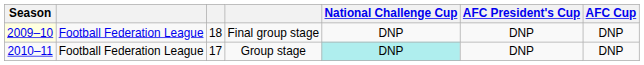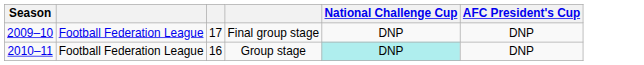- column: (611, 13)
(30, 32) lightyellow background -> (30, 32) no background
(216, 32) 18 -> (216, 32) 17
(216, 51) 17 -> (216, 51) 16
